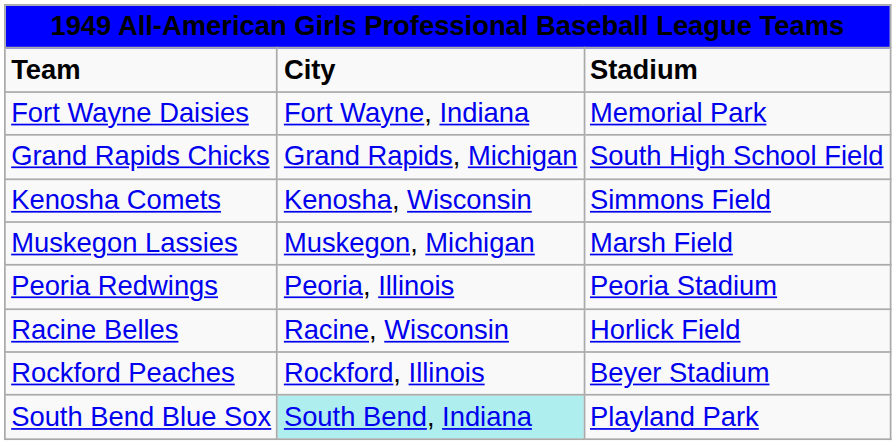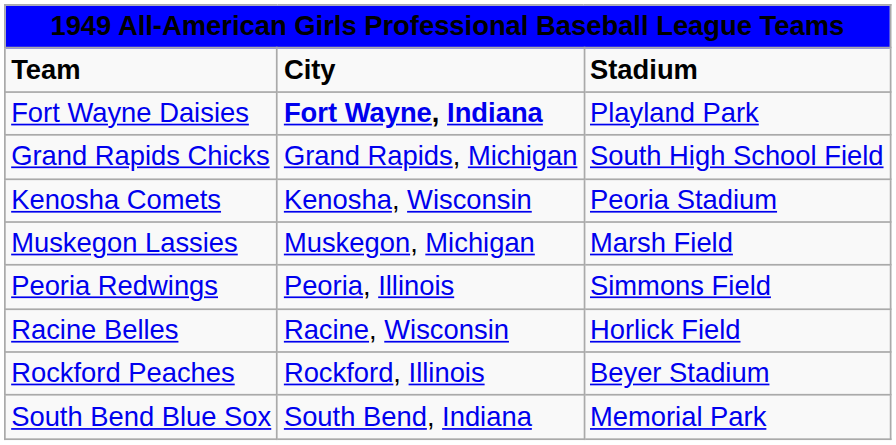(407, 112) normal -> (413, 112) bold
(678, 112) Memorial Park -> (674, 112) Playland Park
(680, 199) Simmons Field -> (684, 199) Peoria Stadium
(684, 286) Peoria Stadium -> (680, 286) Simmons Field
(408, 416) paleturquoise background -> (408, 416) no background
(674, 416) Playland Park -> (678, 416) Memorial Park
